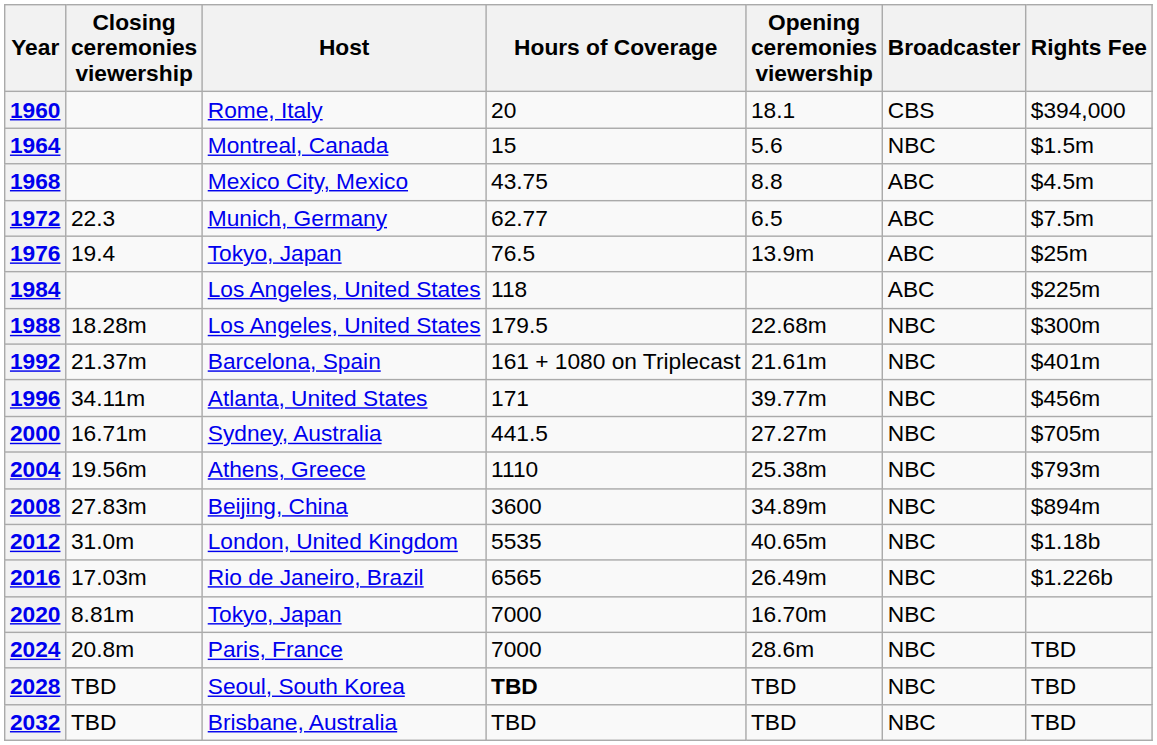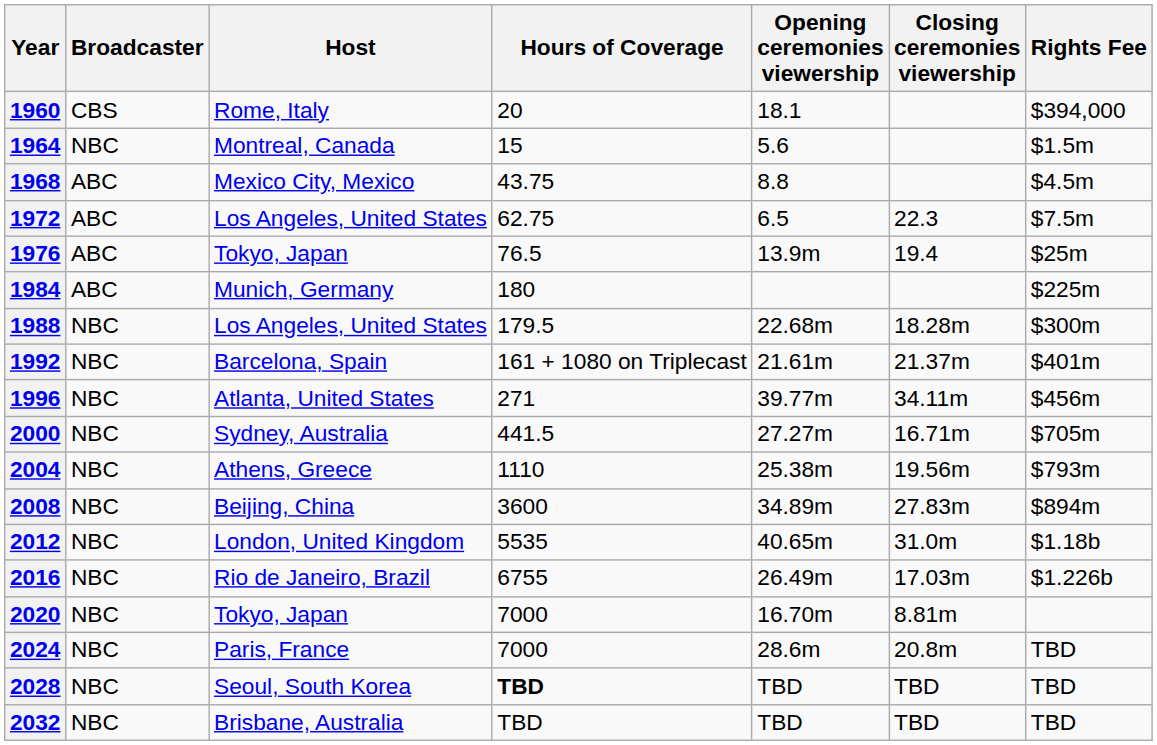columns swapped: (954, 48) <-> (134, 48)
(297, 217) Munich, Germany -> (350, 217) Los Angeles, United States
(519, 217) 62.77 -> (526, 217) 62.75
(344, 289) Los Angeles, United States -> (304, 289) Munich, Germany
(509, 289) 118 -> (516, 289) 180
(510, 397) 171 -> (516, 397) 271
(516, 578) 6565 -> (523, 578) 6755
